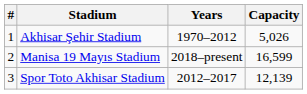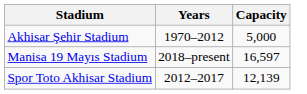- column: (11, 15)
(274, 36) 5,026 -> (261, 36) 5,000
(274, 57) 16,599 -> (261, 57) 16,597
